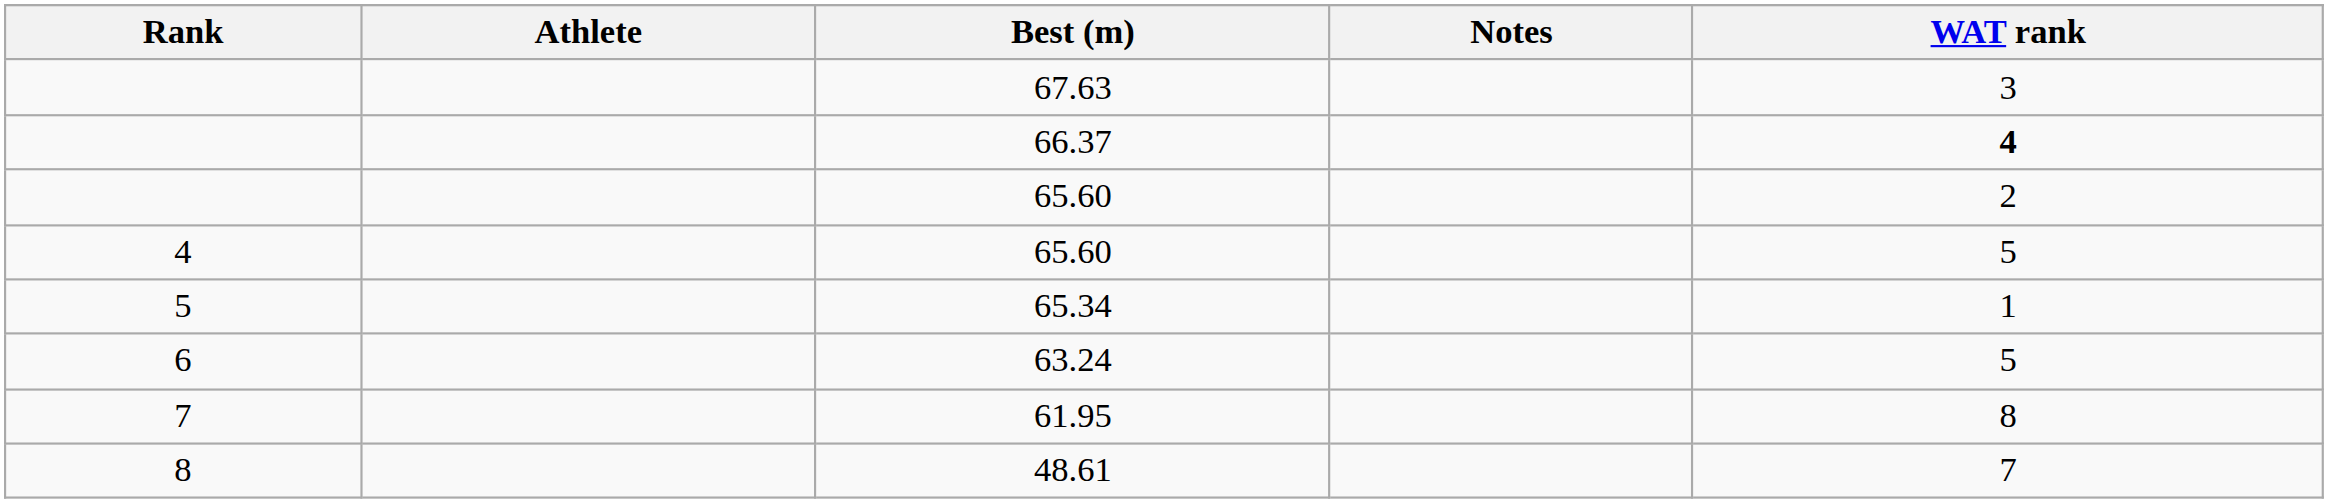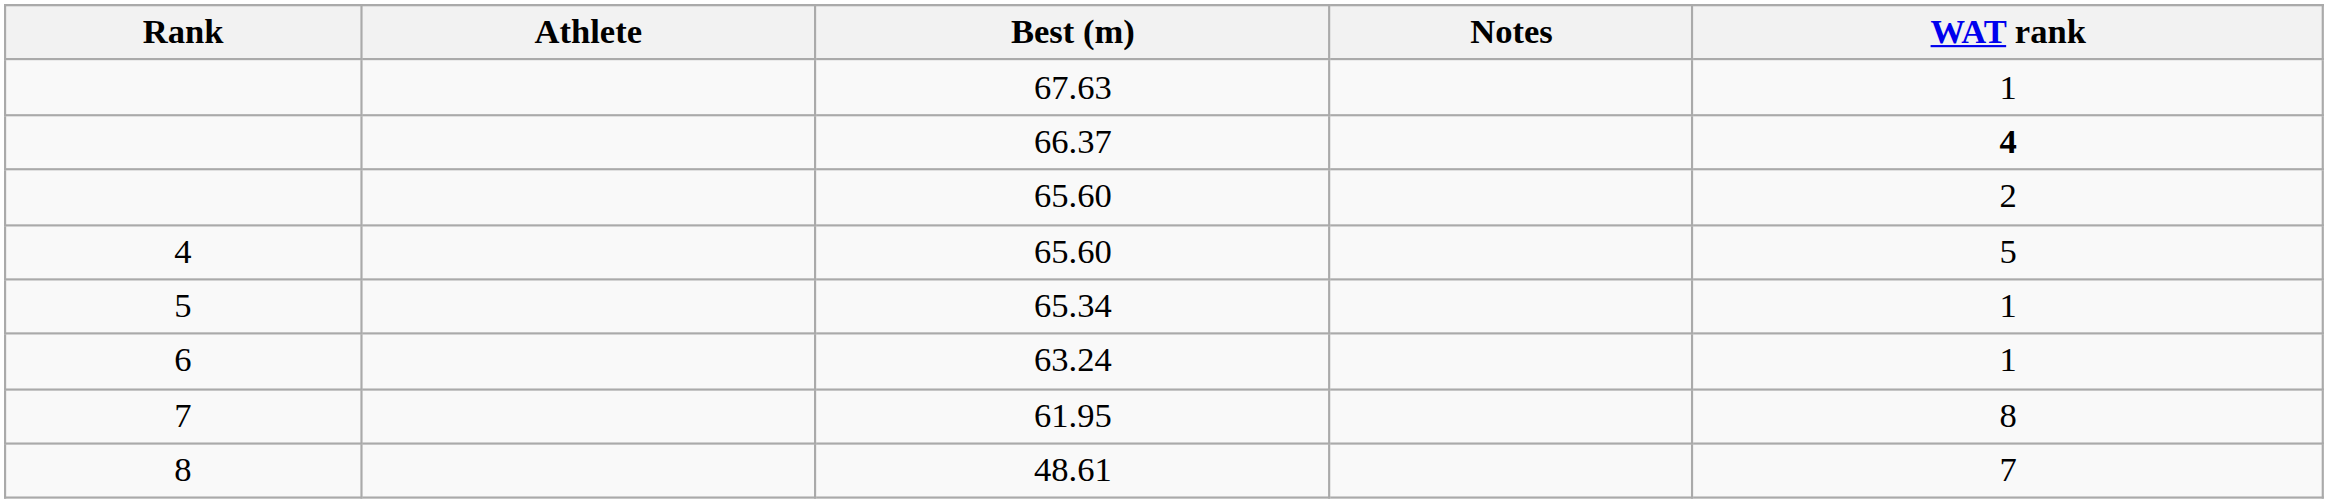(2008, 86) 3 -> (2008, 86) 1
(2008, 360) 5 -> (2008, 360) 1
